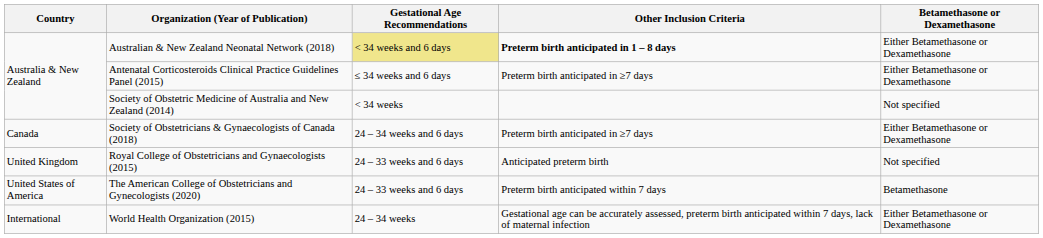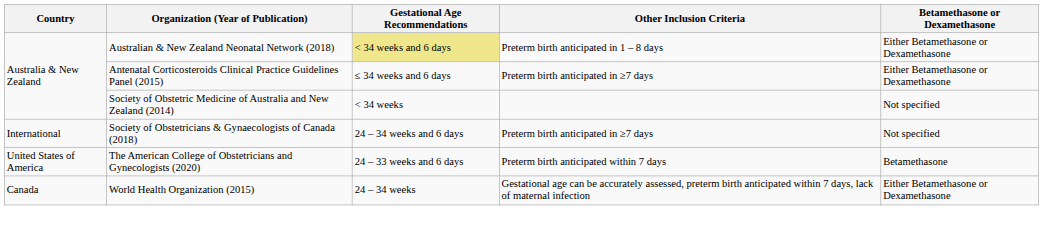(588, 47) bold -> (582, 47) normal
(23, 133) Canada -> (34, 133) International
(935, 133) Either Betamethasone or Dexamethasone -> (911, 133) Not specified
- row: (217, 161)
(34, 219) International -> (23, 190) Canada
